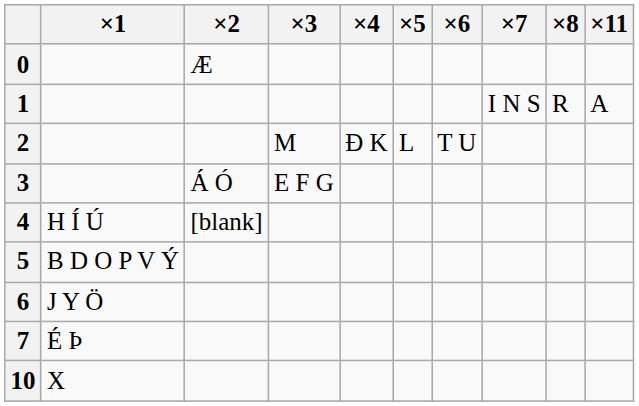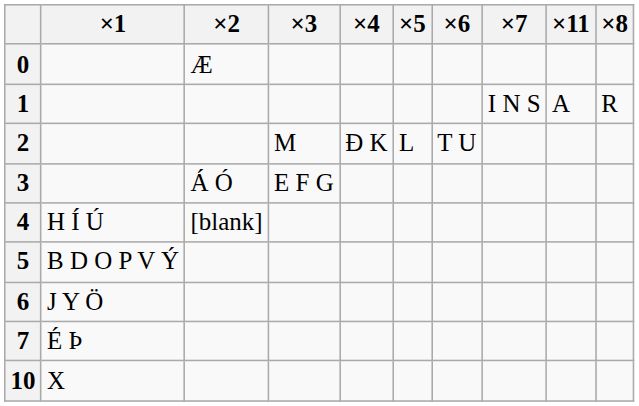columns swapped: (565, 24) <-> (609, 24)
